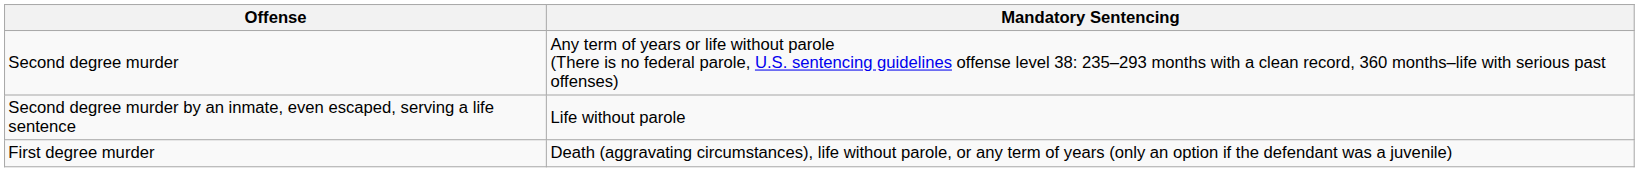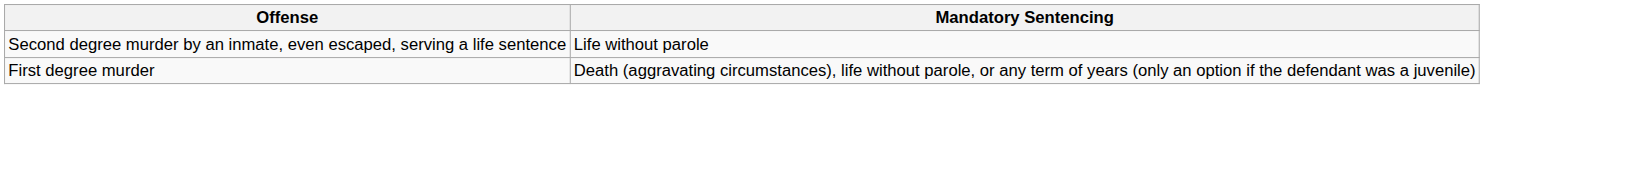- row: (93, 62)
